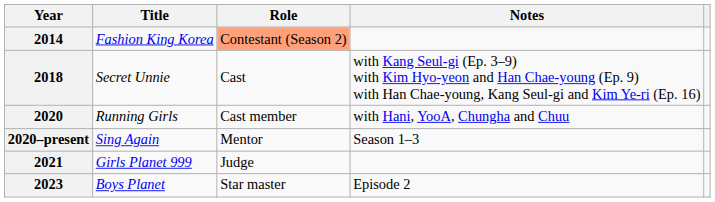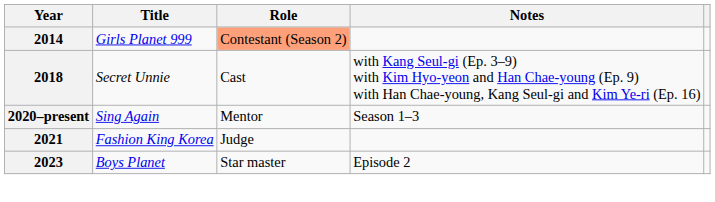(155, 38) Fashion King Korea -> (144, 38) Girls Planet 999
- row: (48, 116)
(144, 162) Girls Planet 999 -> (155, 139) Fashion King Korea
